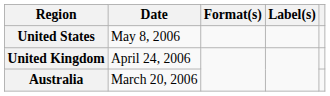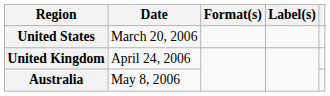(146, 36) May 8, 2006 -> (154, 36) March 20, 2006
(154, 79) March 20, 2006 -> (146, 79) May 8, 2006
